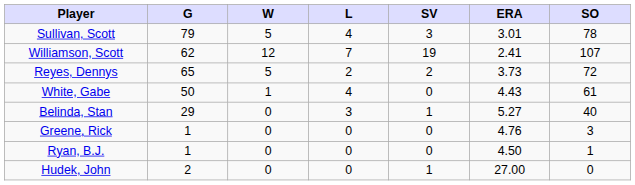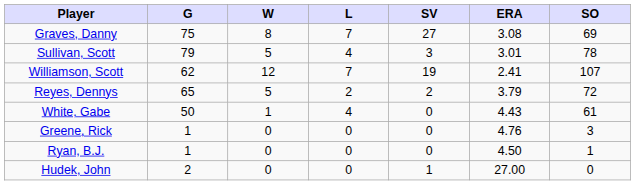+ row: (76, 33)
(510, 72) 3.73 -> (510, 92) 3.79
- row: (76, 111)
